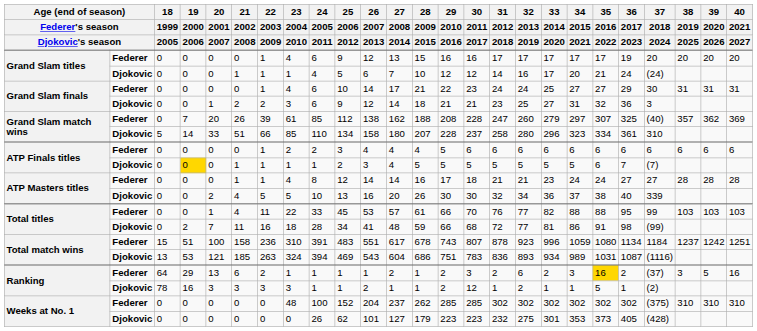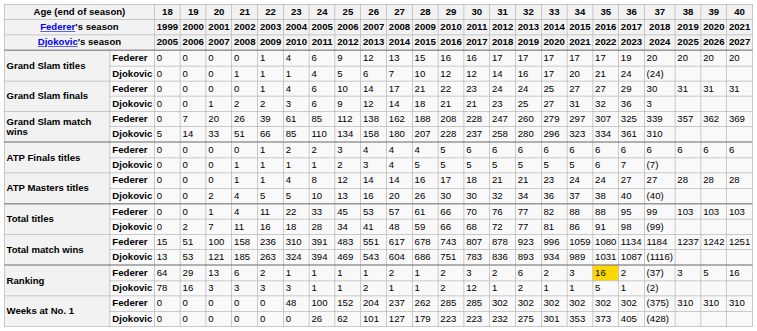(655, 119) (40) -> (655, 119) 339
(185, 165) gold background -> (185, 165) no background
(655, 196) 339 -> (655, 196) (40)
